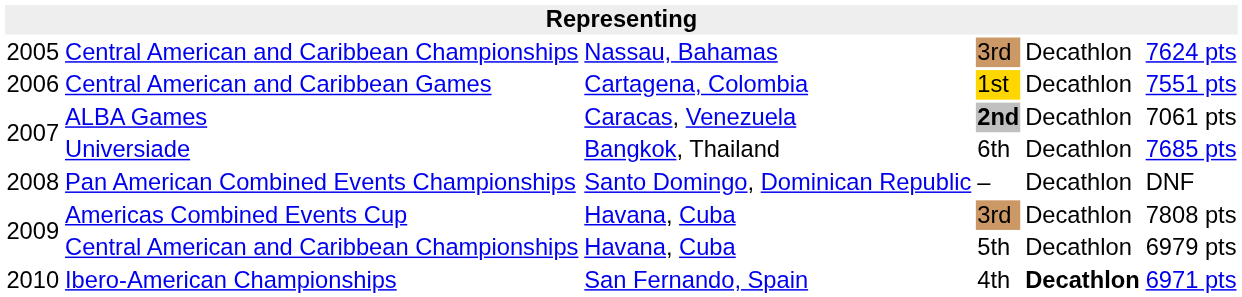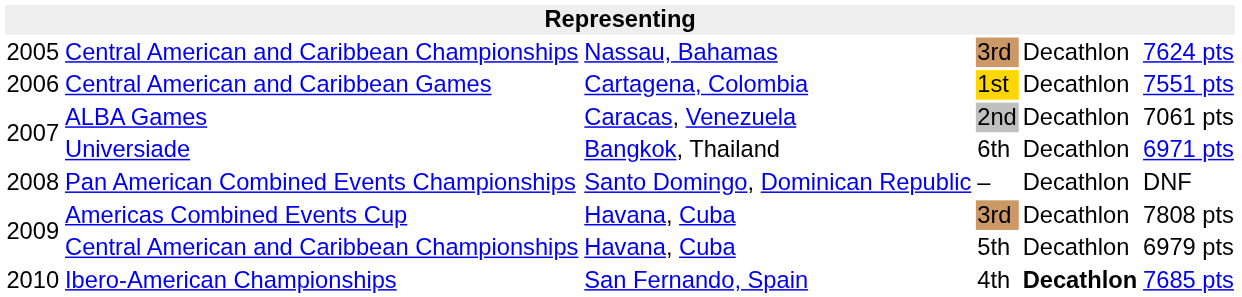(998, 117) bold -> (997, 117) normal
(1191, 149) 7685 pts -> (1188, 149) 6971 pts
(1191, 280) 6971 pts -> (1188, 280) 7685 pts
